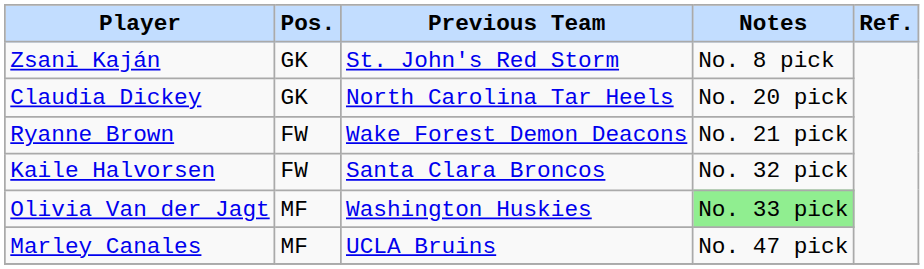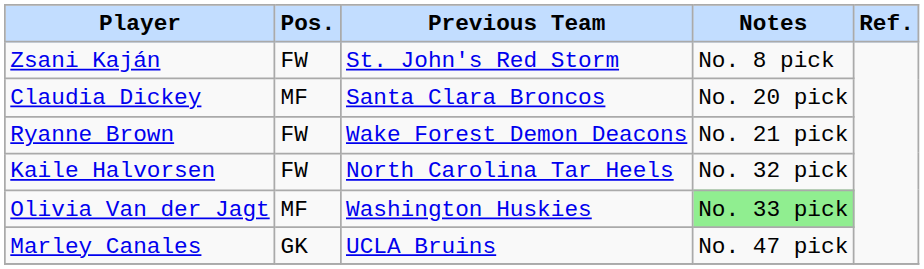(294, 60) GK -> (294, 60) FW
(294, 98) GK -> (294, 98) MF
(510, 98) North Carolina Tar Heels -> (476, 98) Santa Clara Broncos
(476, 172) Santa Clara Broncos -> (510, 172) North Carolina Tar Heels
(294, 246) MF -> (294, 246) GK
